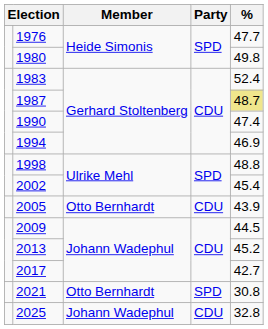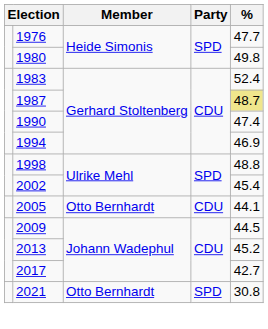(247, 206) 43.9 -> (247, 206) 44.1
- row: (31, 313)
